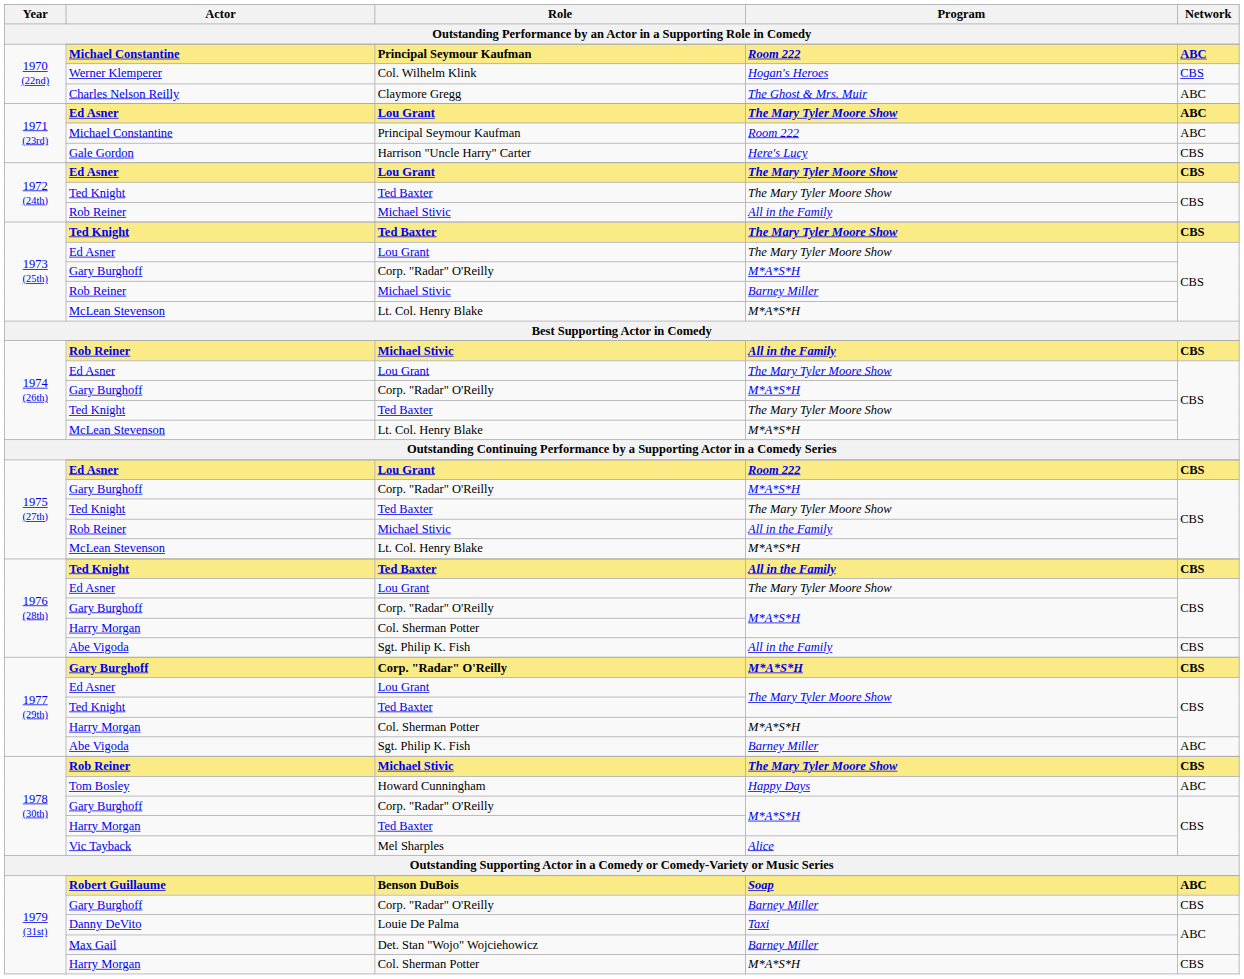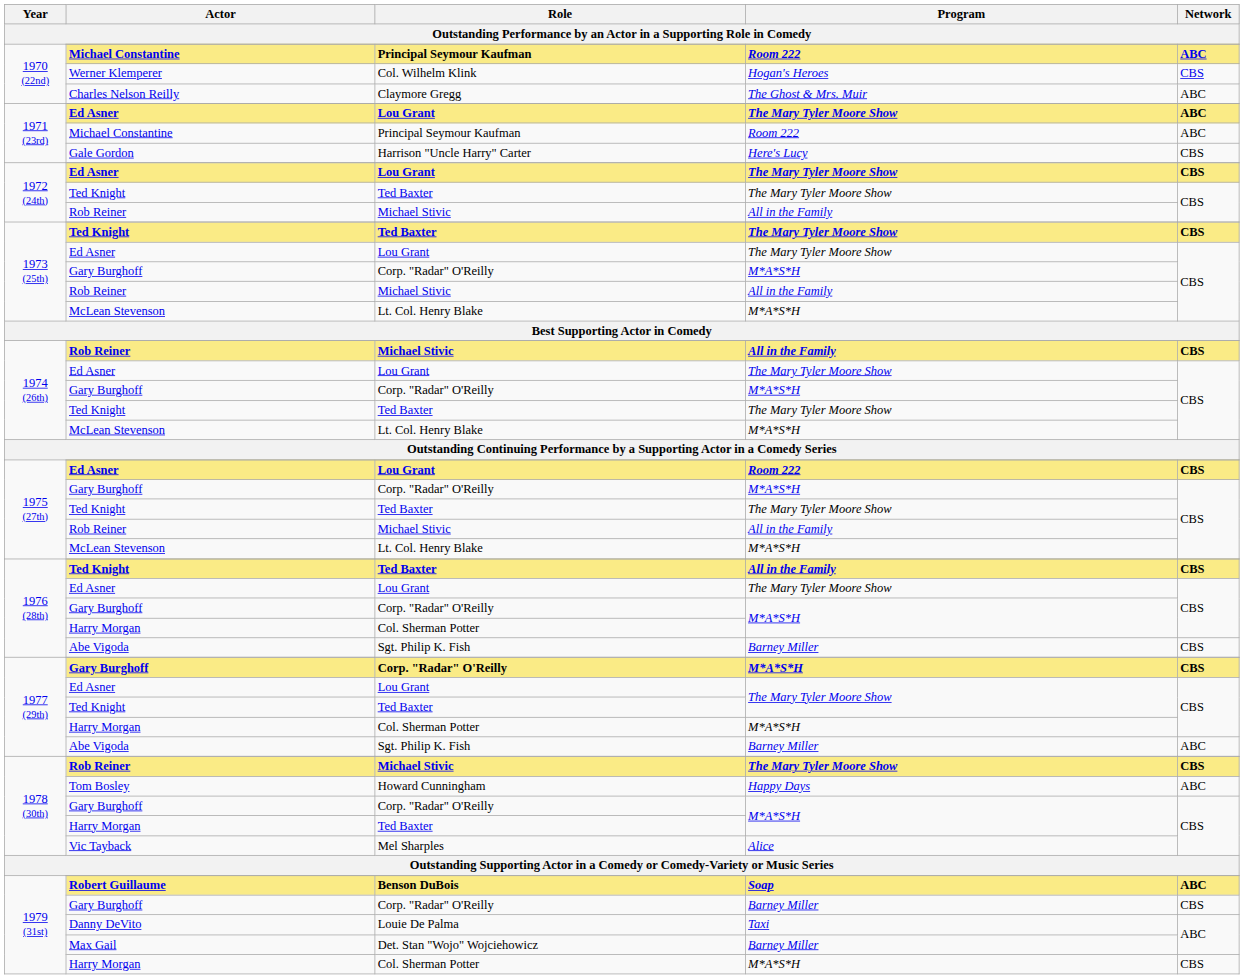(783, 291) Barney Miller -> (790, 291) All in the Family
(790, 647) All in the Family -> (783, 647) Barney Miller
